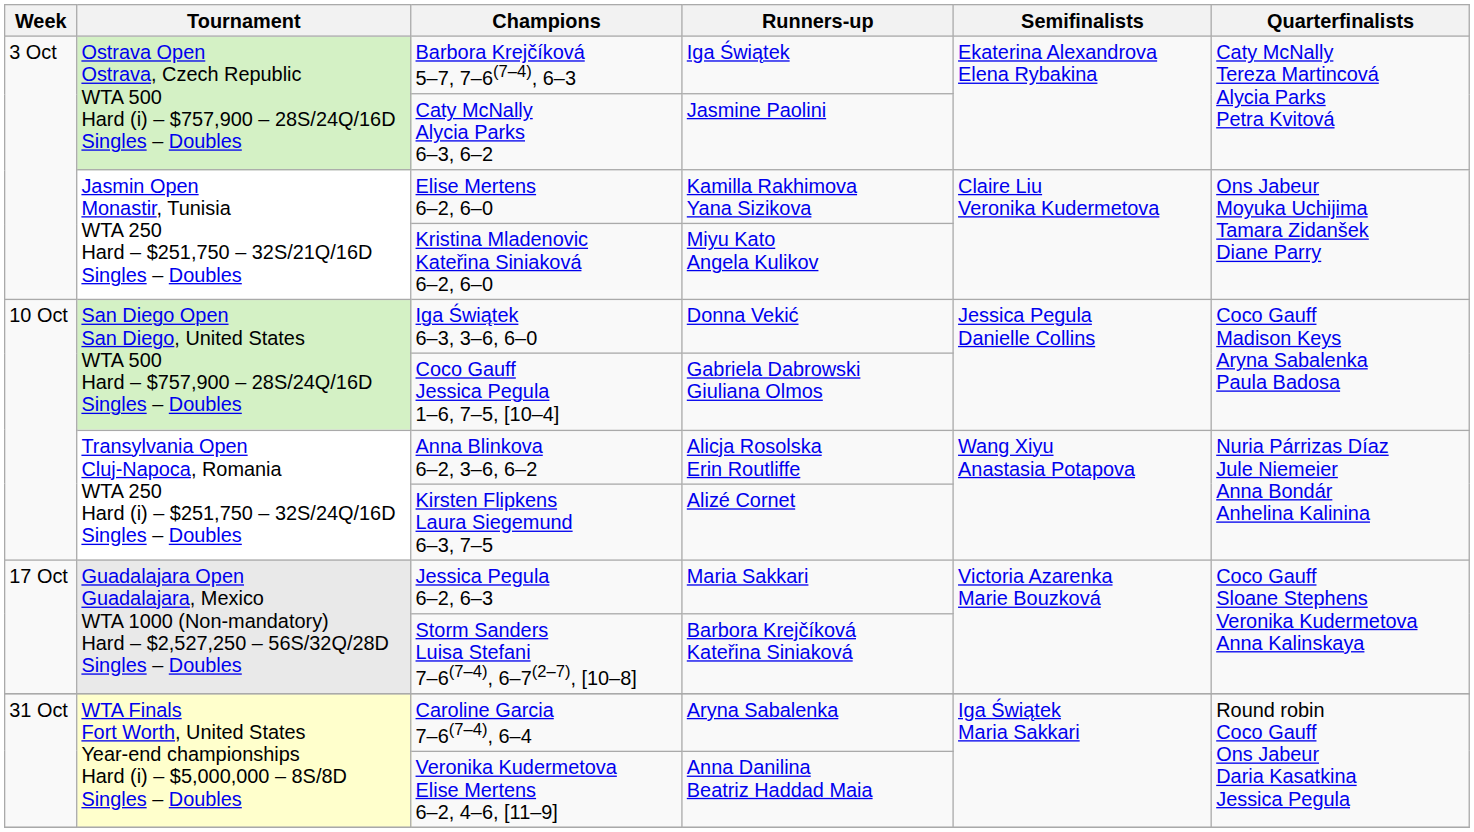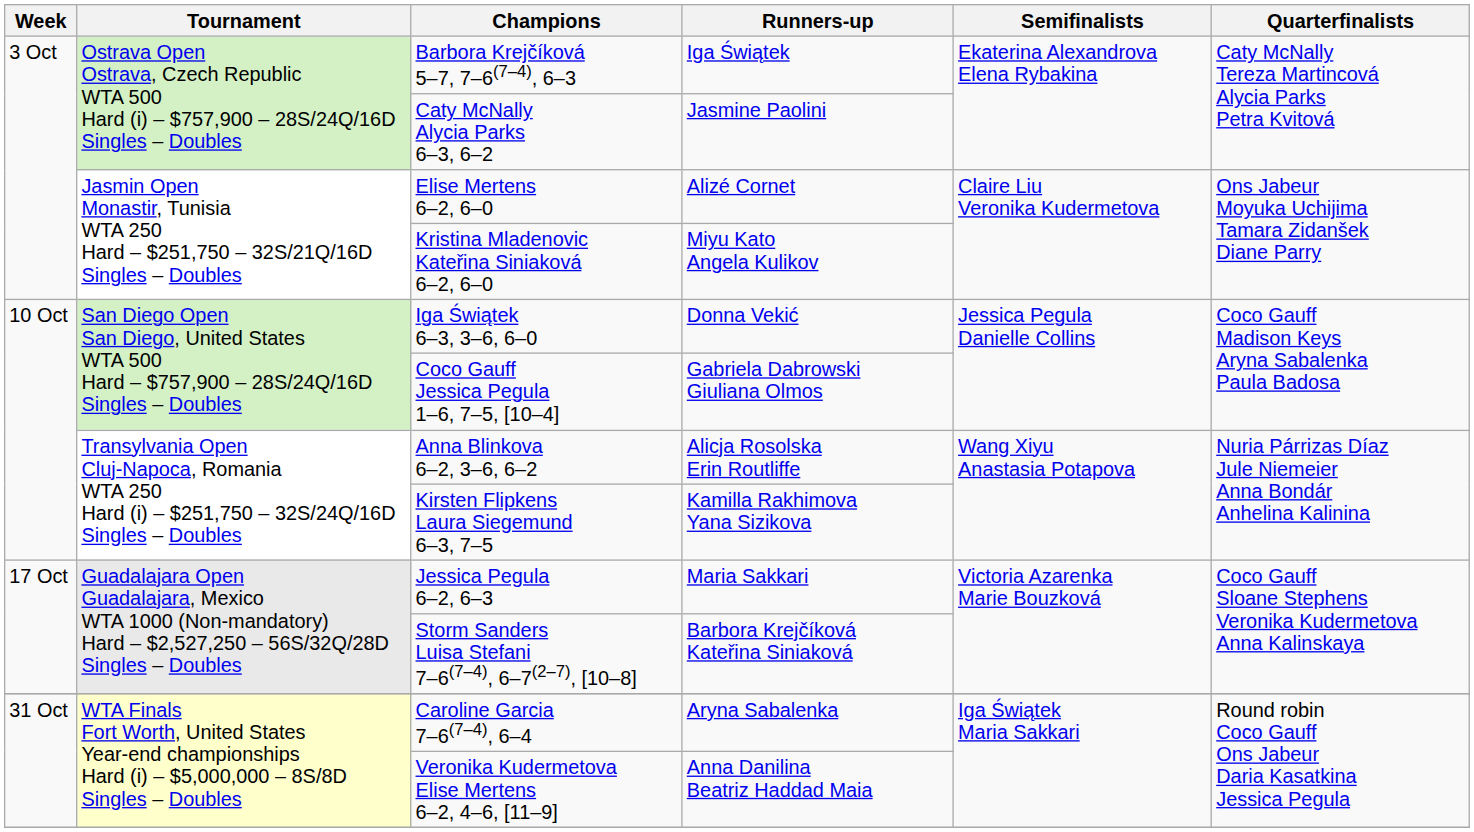(772, 197) Kamilla Rakhimova Yana Sizikova -> (741, 186) Alizé Cornet
(741, 499) Alizé Cornet -> (772, 511) Kamilla Rakhimova Yana Sizikova
